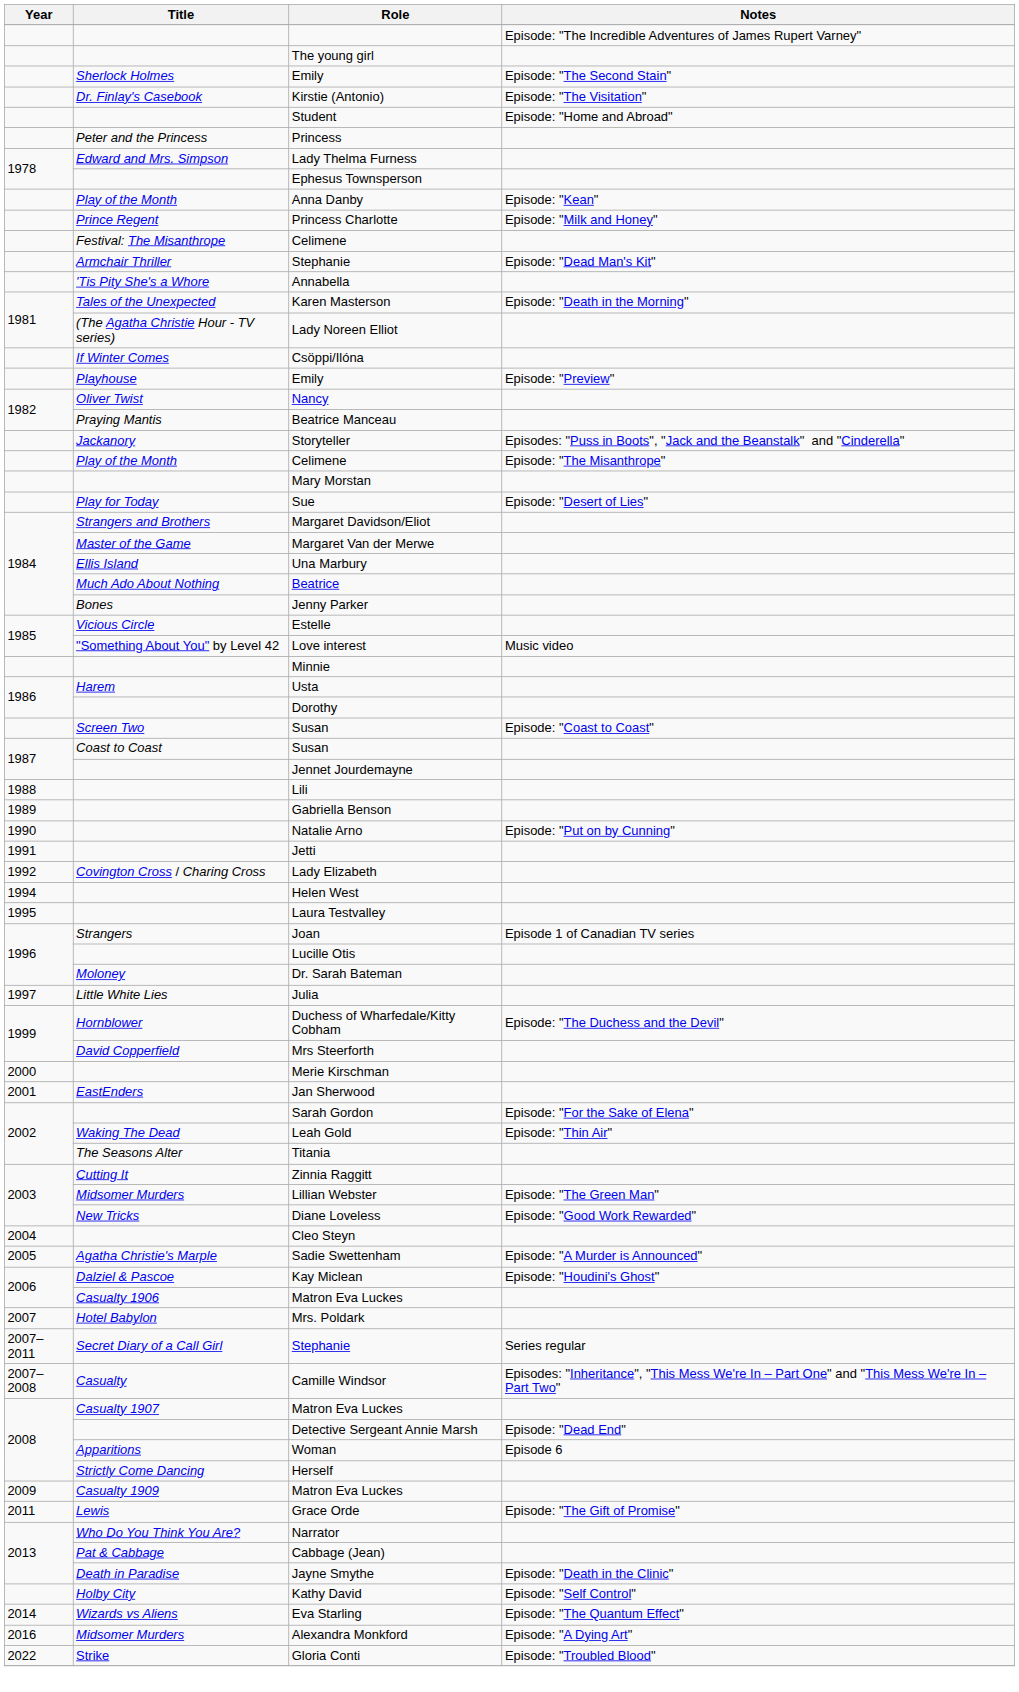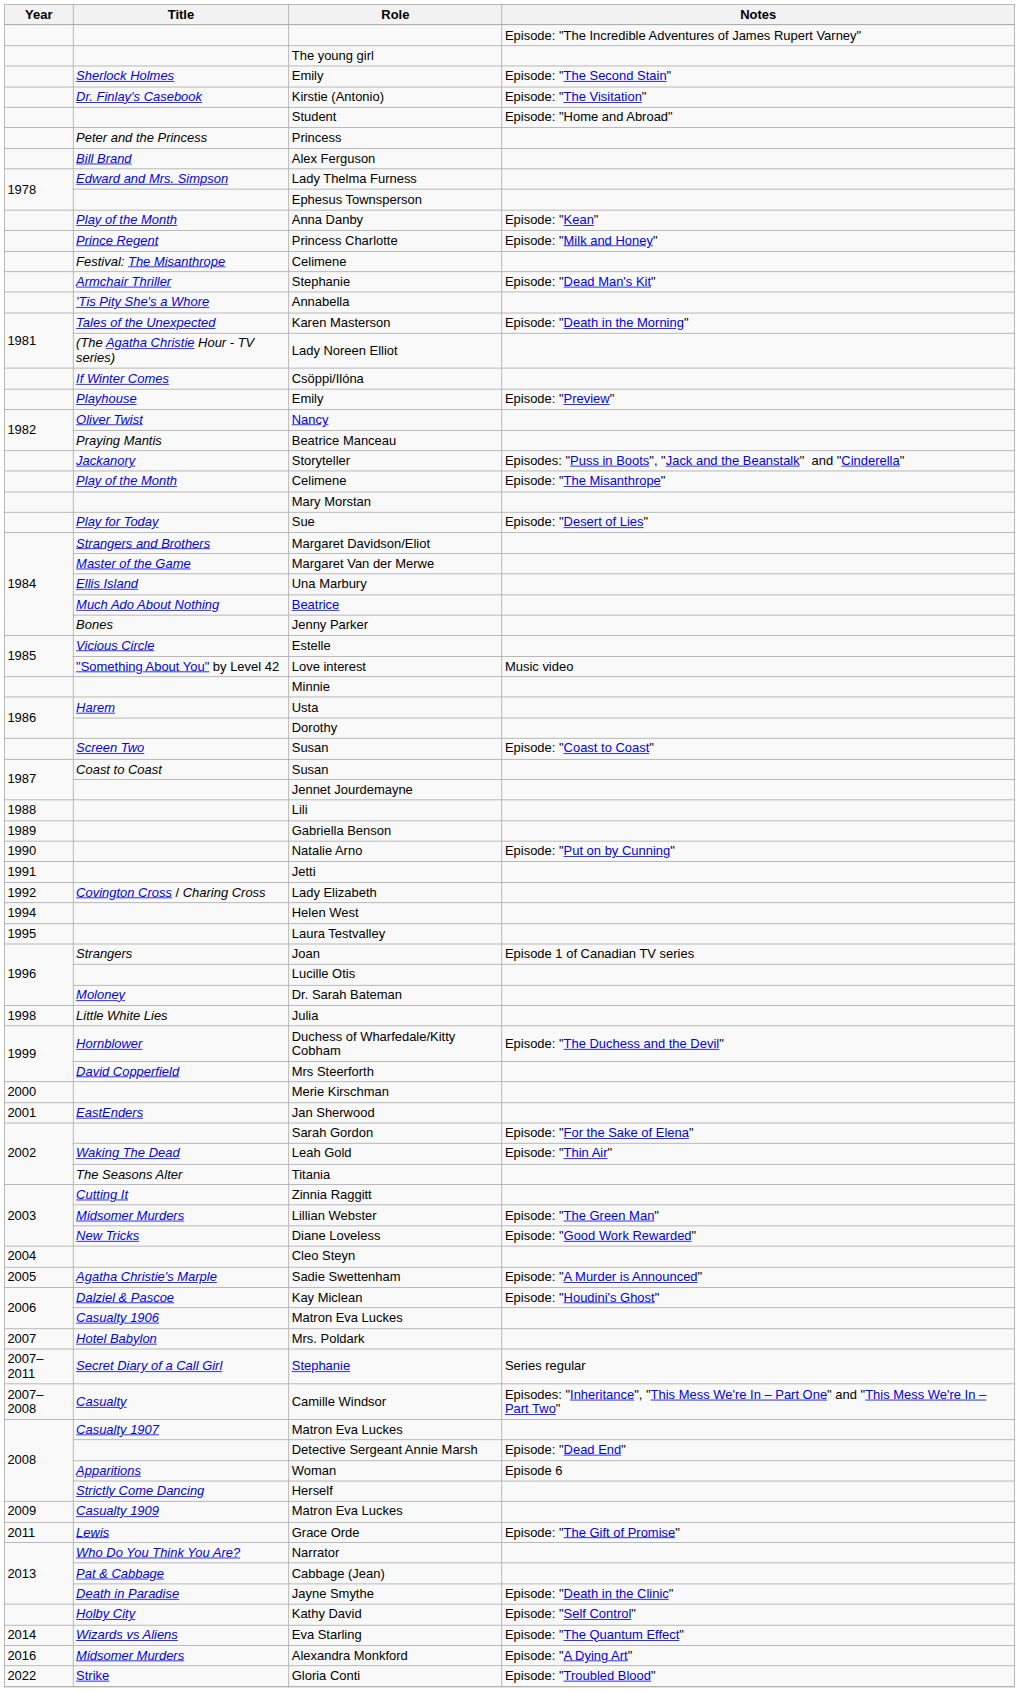+ row: (104, 158)
(22, 995) 1997 -> (22, 1015) 1998
